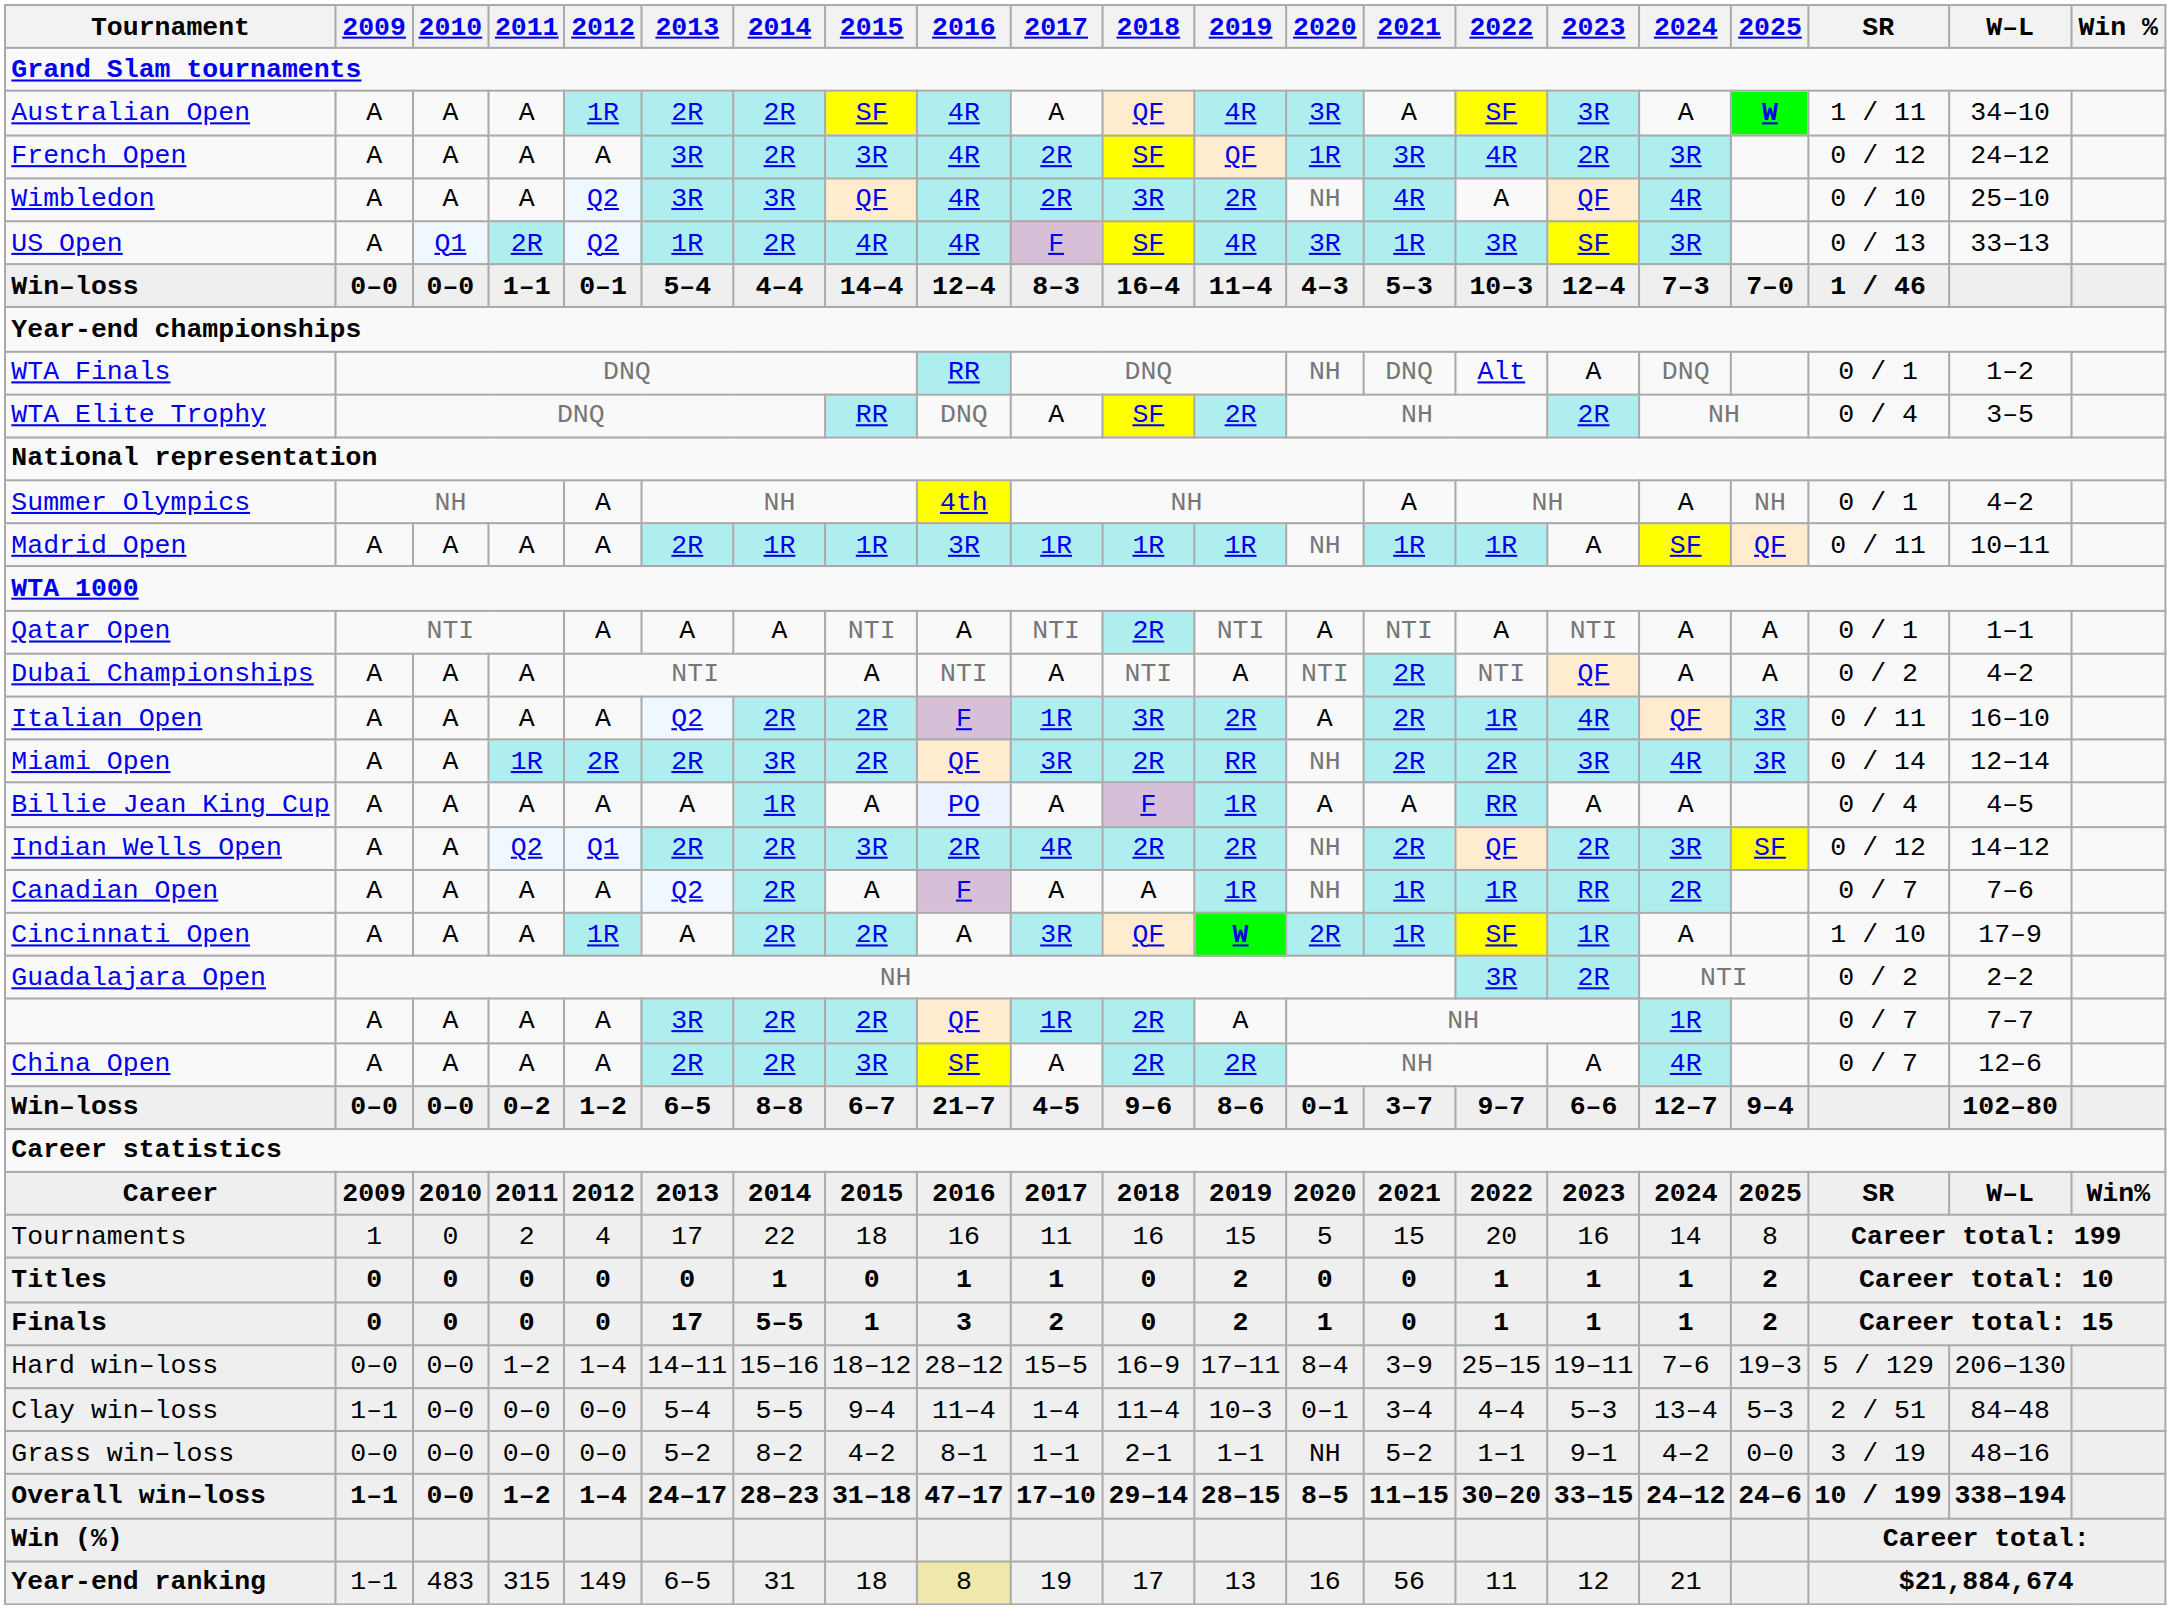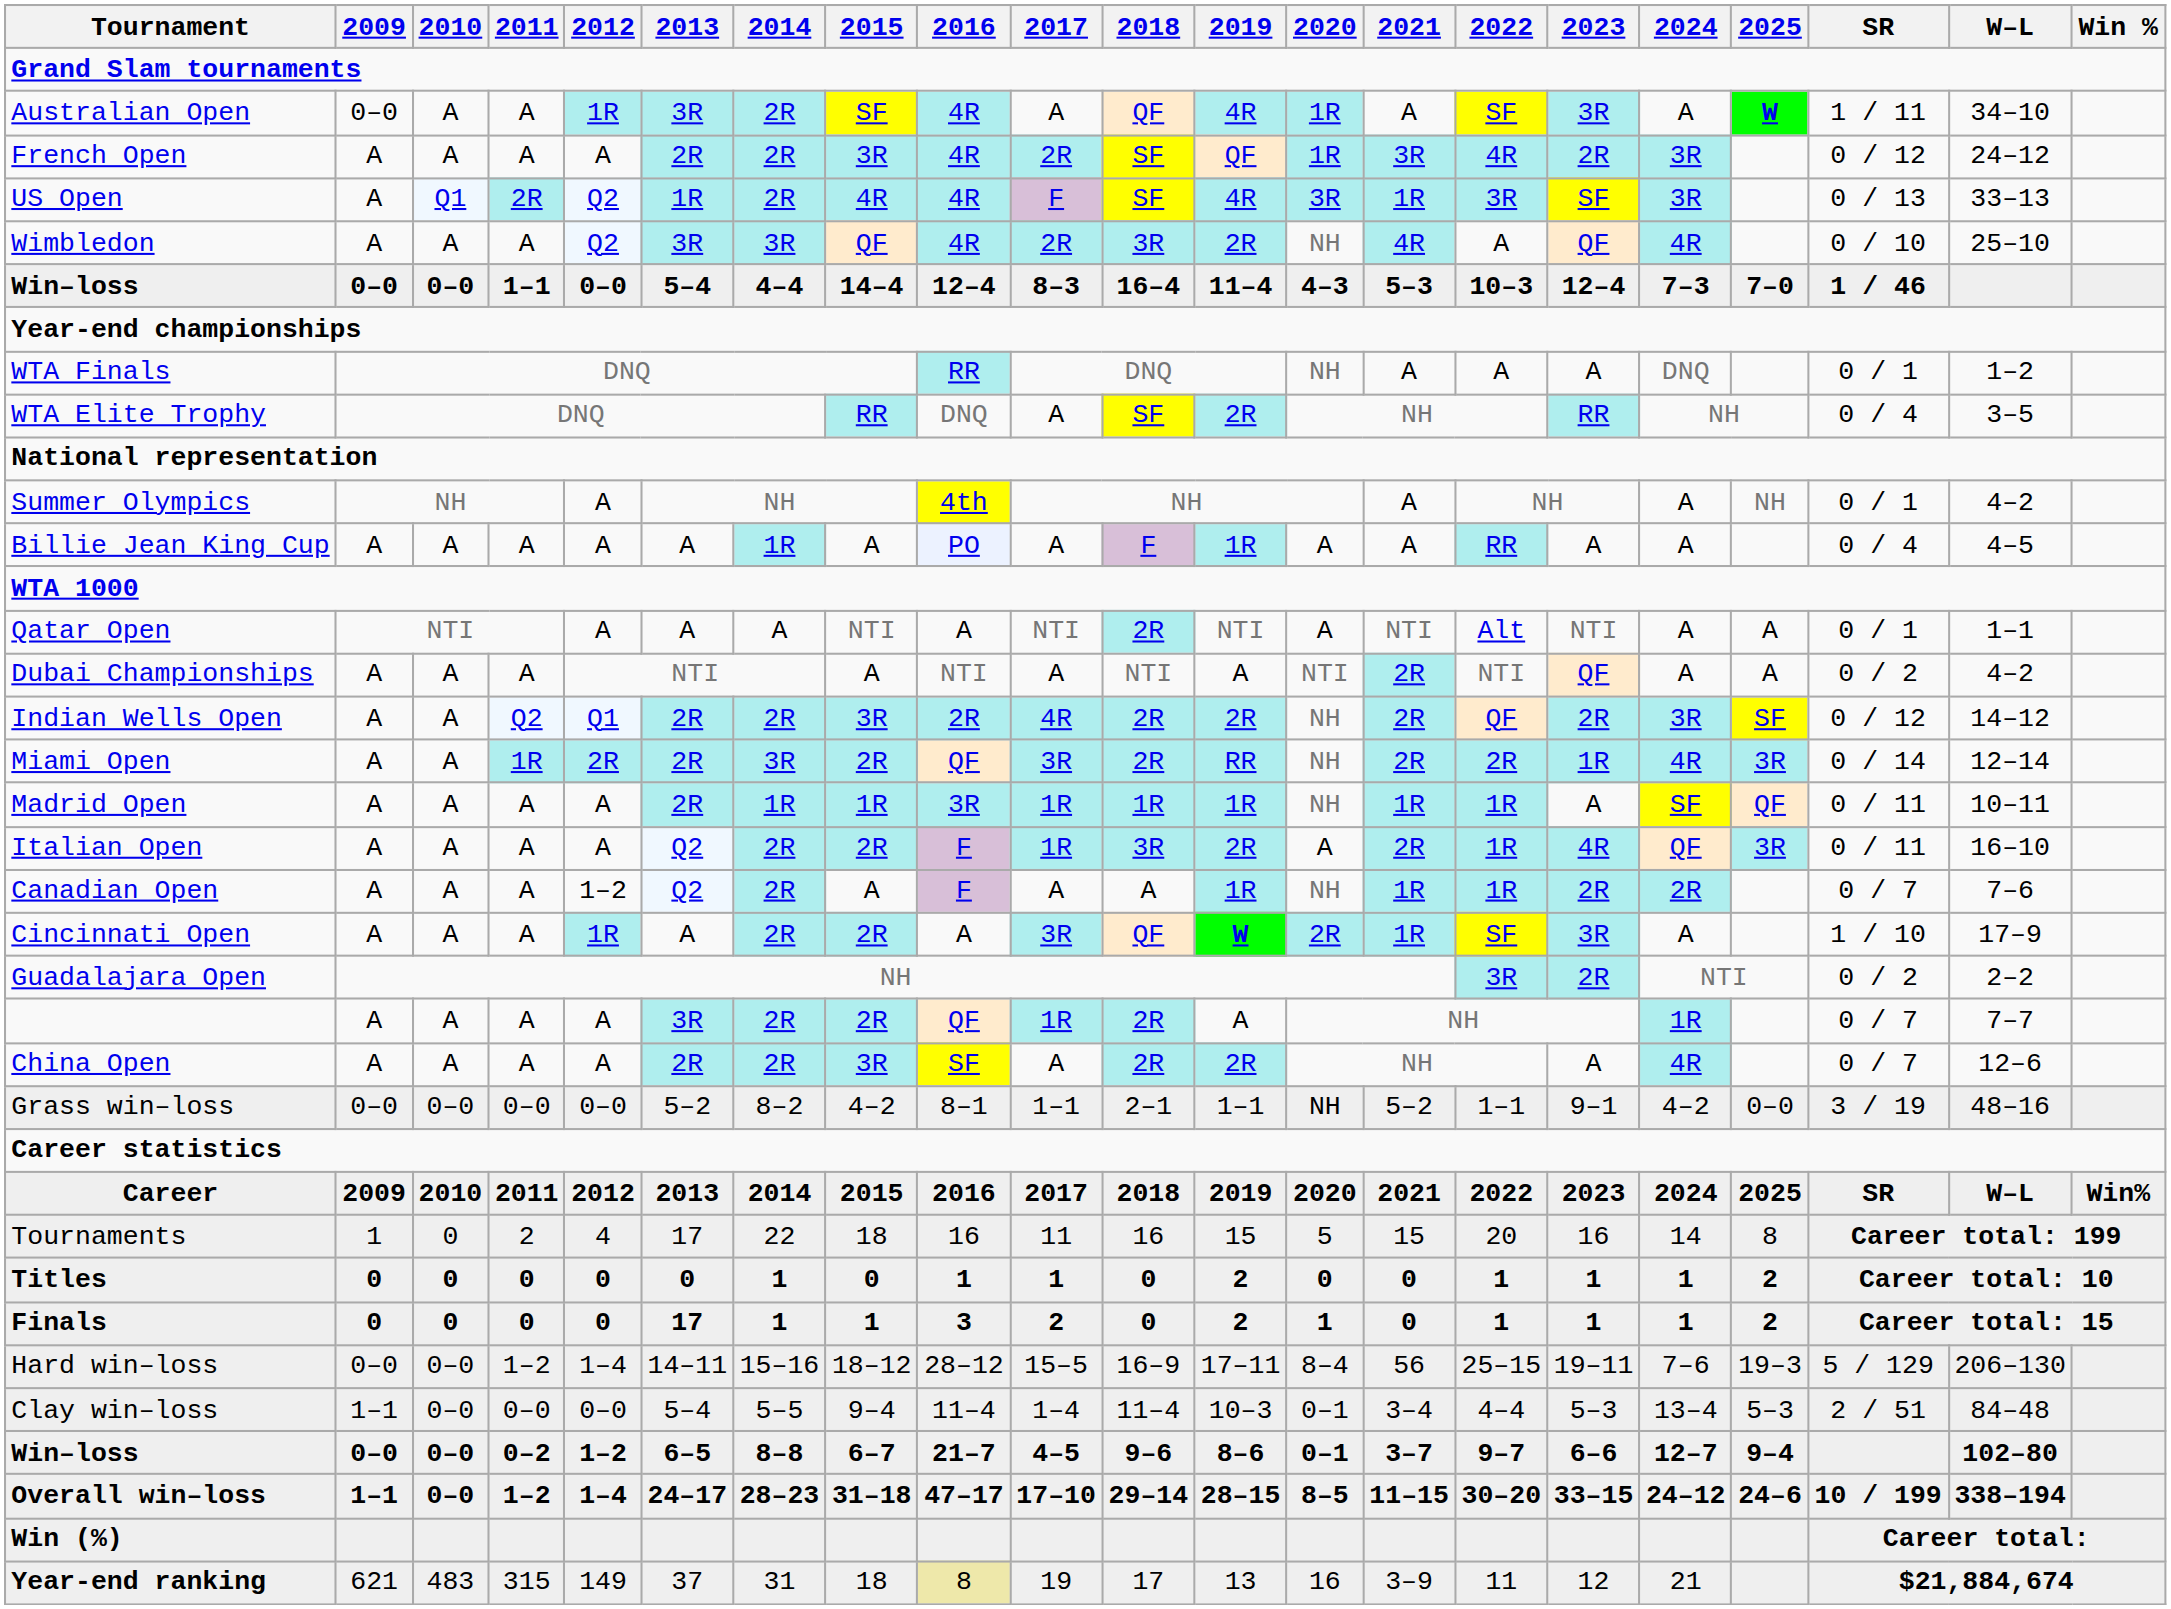(374, 113) A -> (374, 113) 0–0
(687, 113) 2R -> (687, 113) 3R
(1325, 113) 3R -> (1325, 113) 1R
(687, 156) 3R -> (687, 156) 2R
rows swapped: (83, 200) <-> (67, 243)
(603, 286) 0–1 -> (603, 286) 0–0
(1409, 372) DNQ -> (1409, 372) A
(1501, 372) Alt -> (1501, 372) A
(1594, 416) 2R -> (1594, 416) RR
rows swapped: (170, 805) <-> (99, 545)
(1501, 632) A -> (1501, 632) Alt
rows swapped: (147, 848) <-> (107, 718)
(1594, 761) 3R -> (1594, 761) 1R
(603, 891) A -> (603, 891) 1–2
(1594, 891) RR -> (1594, 891) 2R
(1594, 934) 1R -> (1594, 934) 3R
rows swapped: (75, 1107) <-> (123, 1453)
(779, 1323) 5–5 -> (779, 1323) 1
(1409, 1367) 3–9 -> (1409, 1367) 56
(374, 1583) 1–1 -> (374, 1583) 621
(687, 1583) 6–5 -> (687, 1583) 37
(1409, 1583) 56 -> (1409, 1583) 3–9
